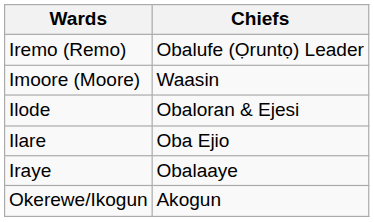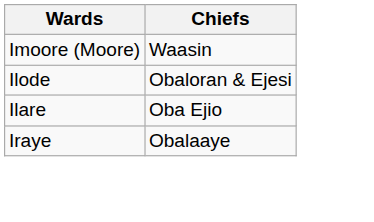- row: (68, 49)
- row: (78, 200)
